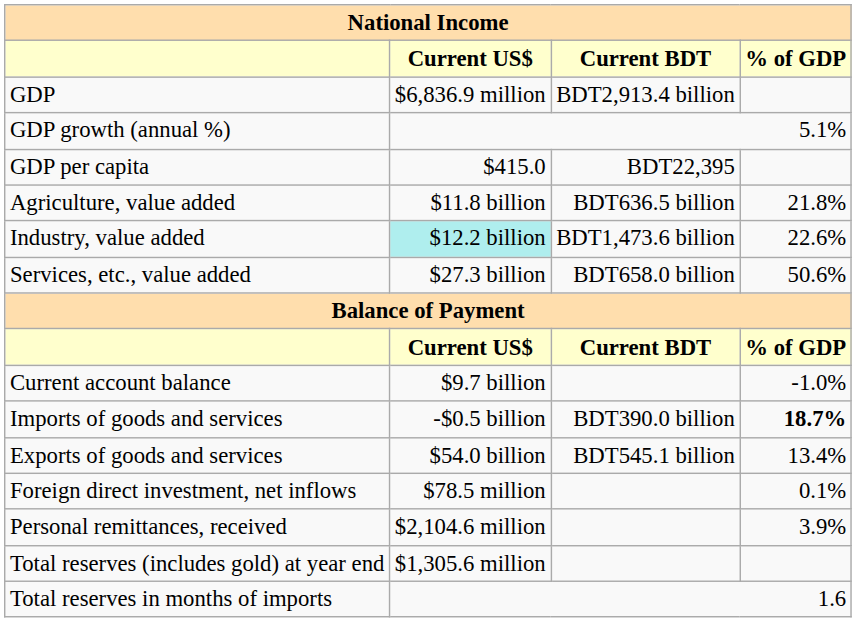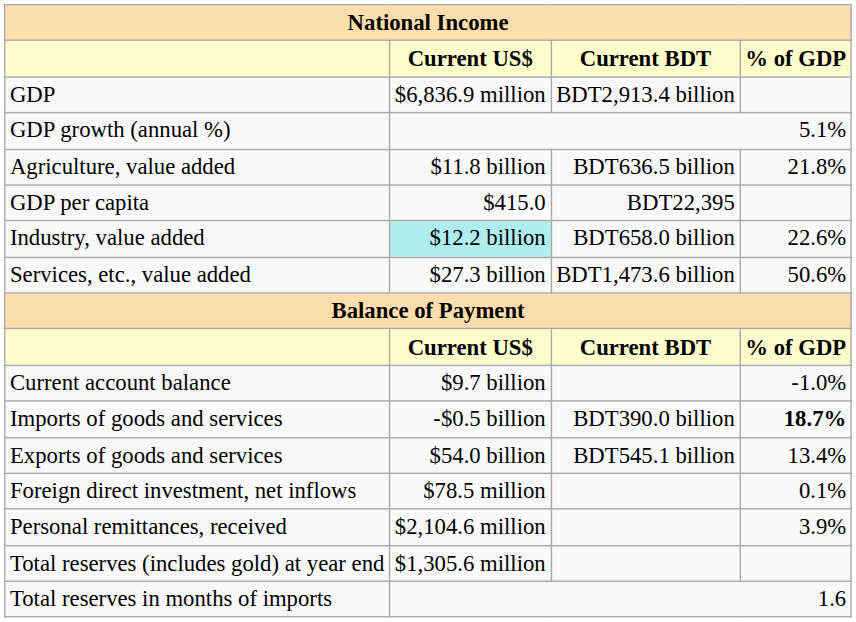rows swapped: (80, 166) <-> (123, 202)
(645, 238) BDT1,473.6 billion -> (654, 238) BDT658.0 billion
(654, 274) BDT658.0 billion -> (645, 274) BDT1,473.6 billion
